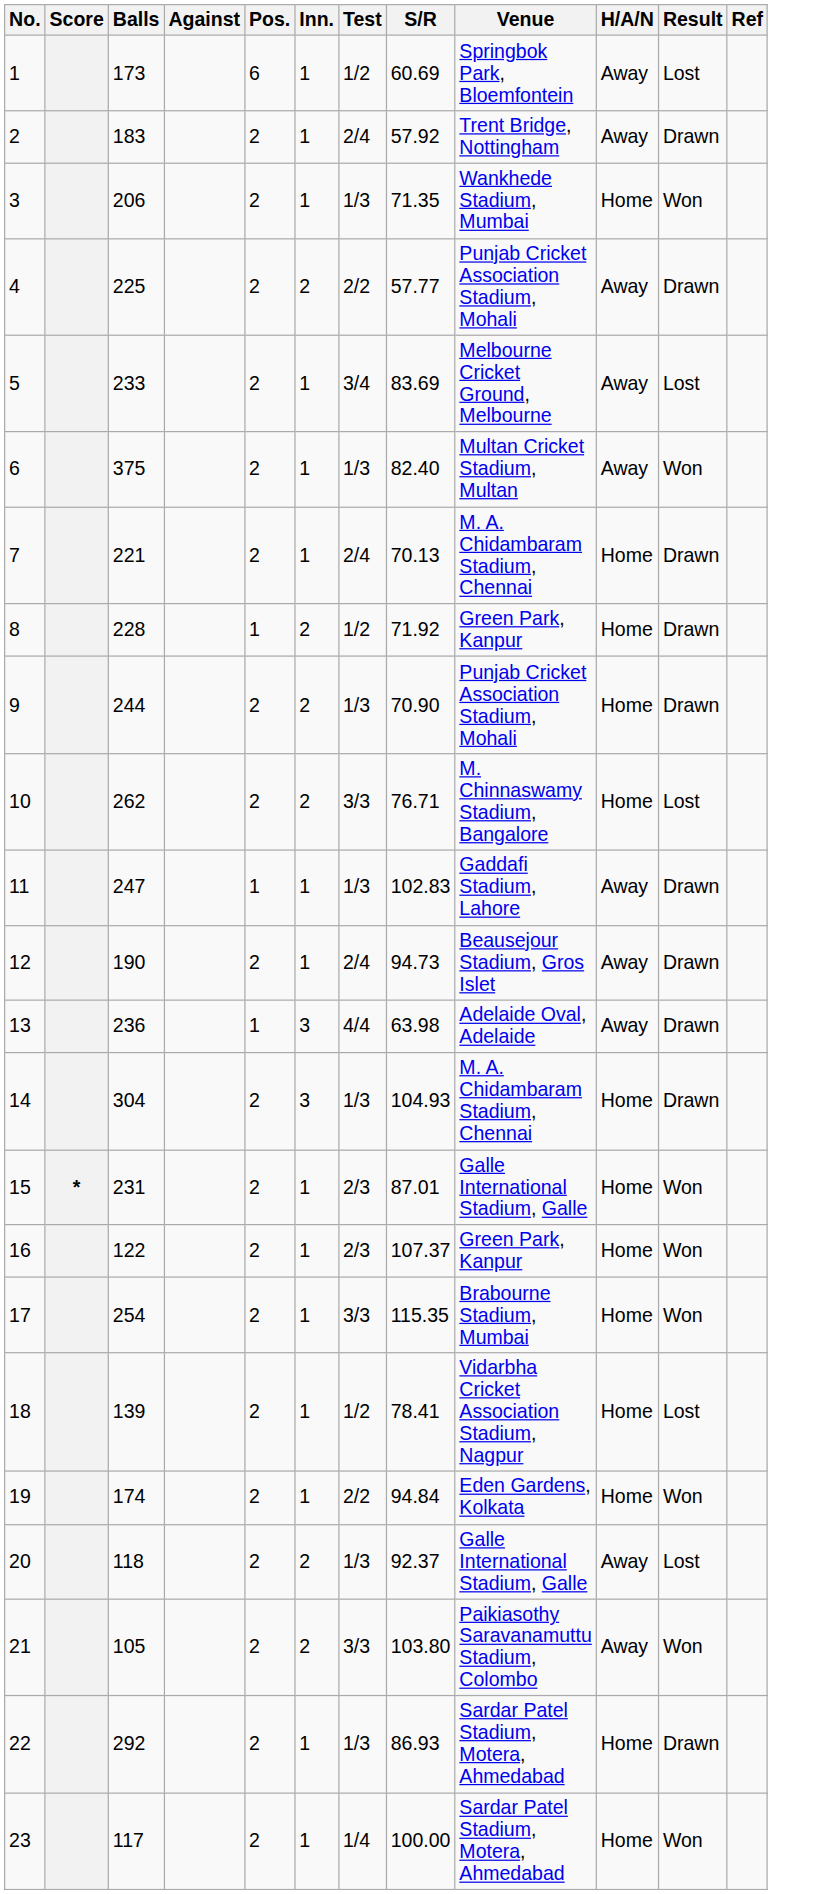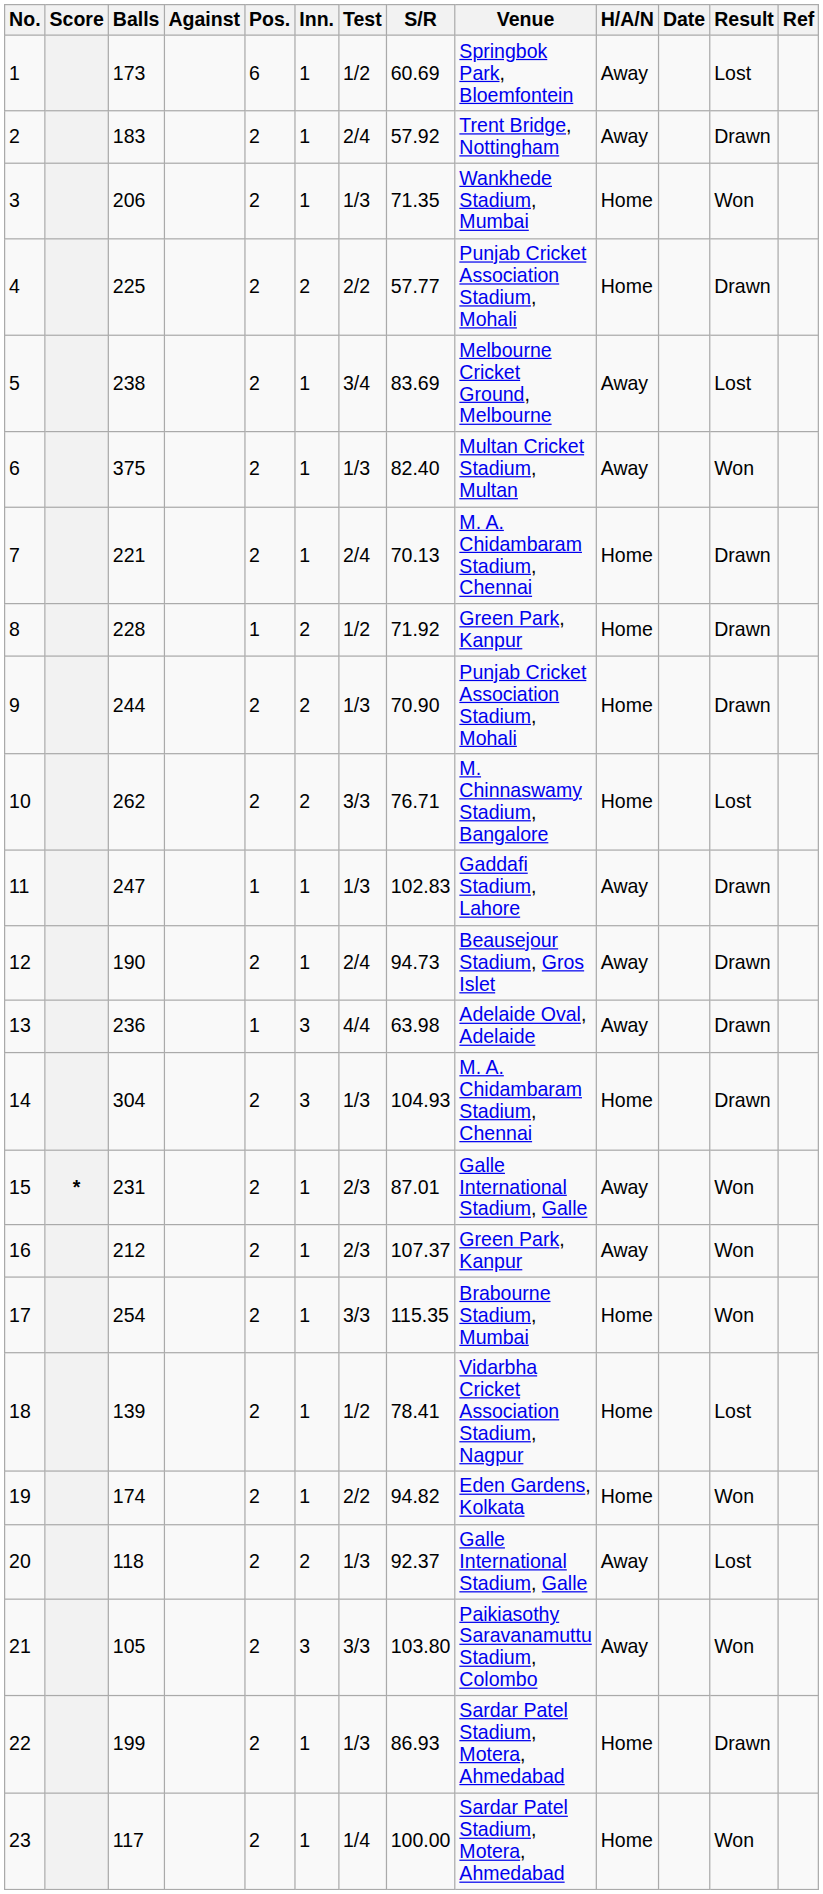+ column: (684, 19)
(624, 286) Away -> (627, 286) Home
(129, 383) 233 -> (129, 383) 238
(627, 1187) Home -> (624, 1187) Away
(129, 1250) 122 -> (129, 1250) 212
(627, 1250) Home -> (624, 1250) Away
(415, 1497) 94.84 -> (415, 1497) 94.82
(305, 1647) 2 -> (305, 1647) 3
(129, 1744) 292 -> (129, 1744) 199
